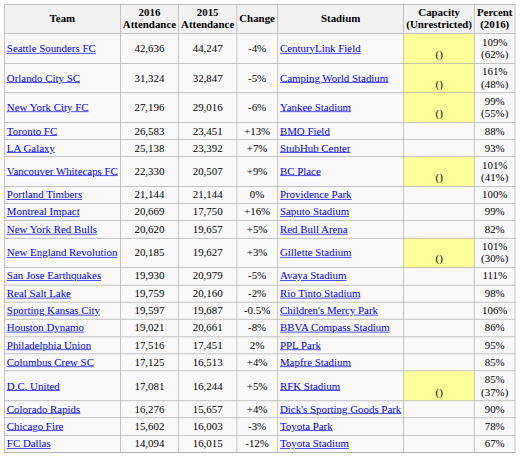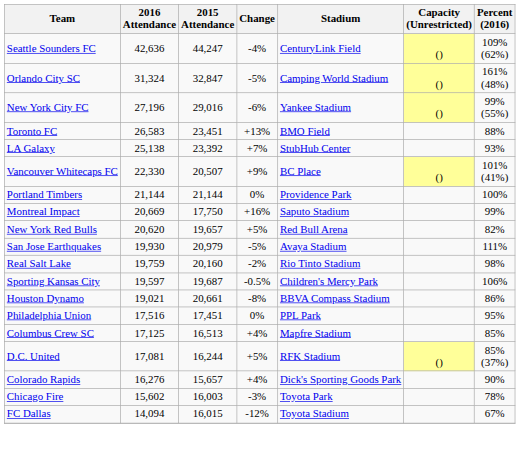- row: (62, 252)
(257, 345) 2% -> (257, 315) 0%
